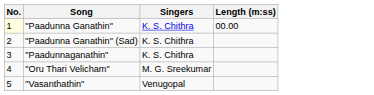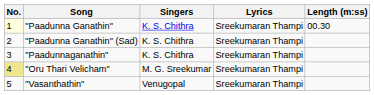+ column: (259, 12)
(227, 26) 00.00 -> (319, 26) 00.30
(9, 69) no background -> (9, 69) khaki background
